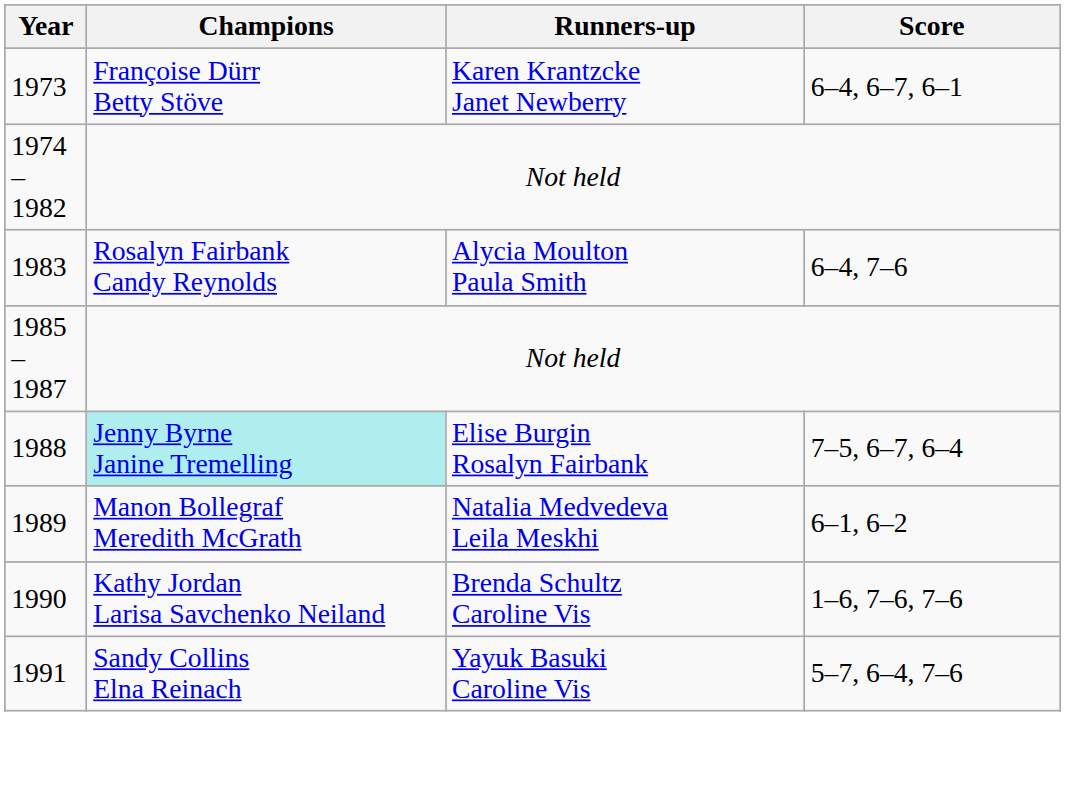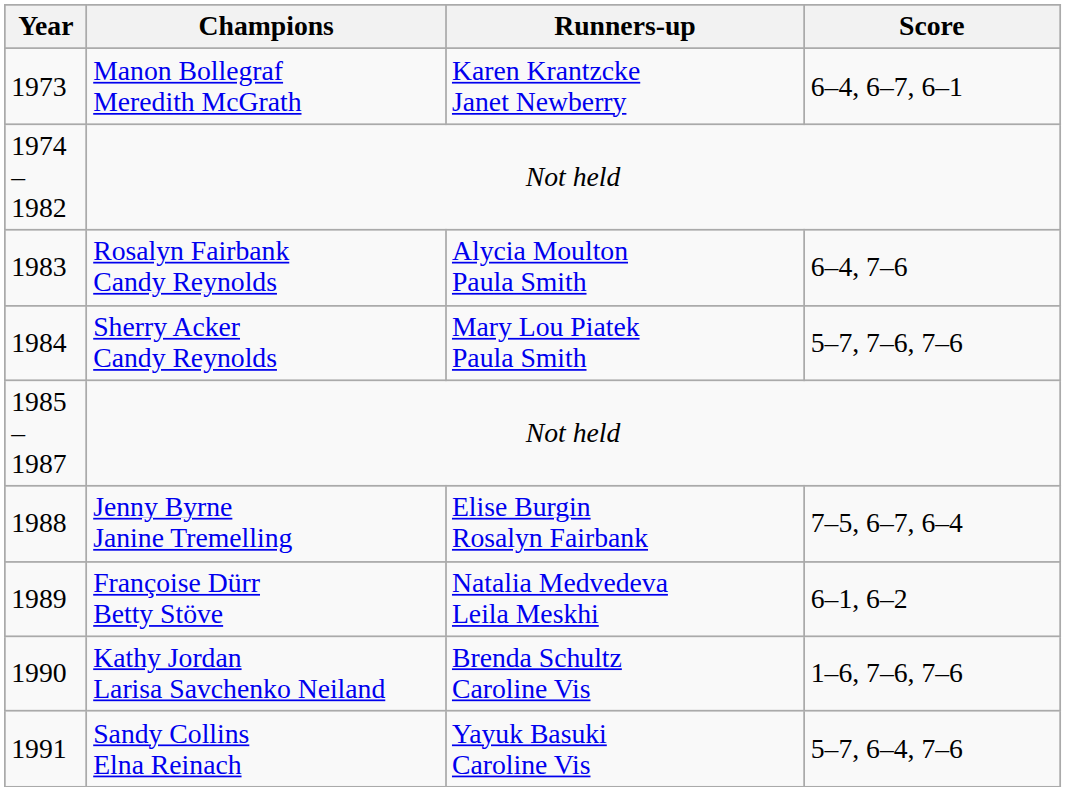(177, 85) Françoise Dürr Betty Stöve -> (197, 85) Manon Bollegraf Meredith McGrath
+ row: (39, 342)
(193, 448) paleturquoise background -> (193, 523) no background
(197, 523) Manon Bollegraf Meredith McGrath -> (177, 598) Françoise Dürr Betty Stöve
